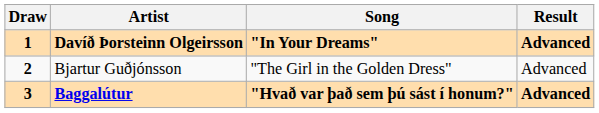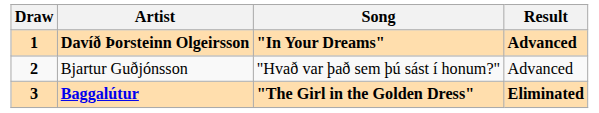(351, 68) "The Girl in the Golden Dress" -> (378, 68) "Hvað var það sem þú sást í honum?"
(382, 94) "Hvað var það sem þú sást í honum?" -> (365, 94) "The Girl in the Golden Dress"
(556, 94) Advanced -> (546, 94) Eliminated
